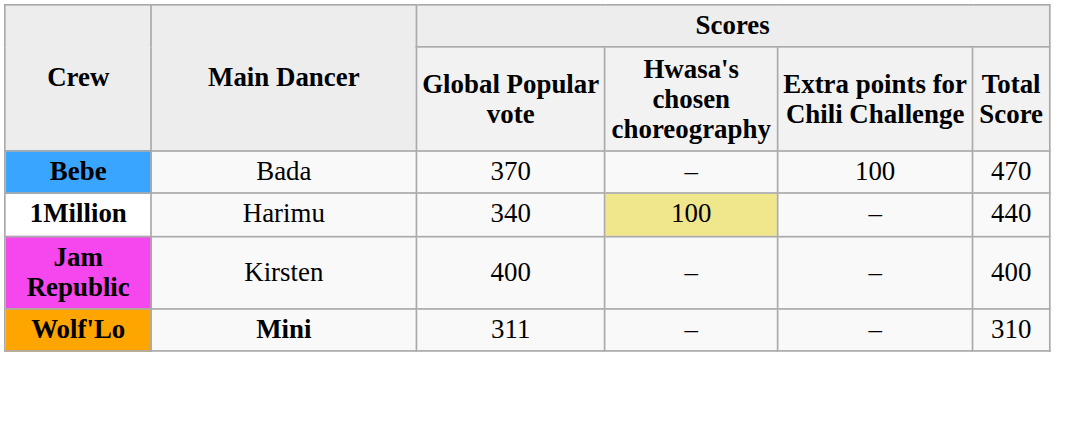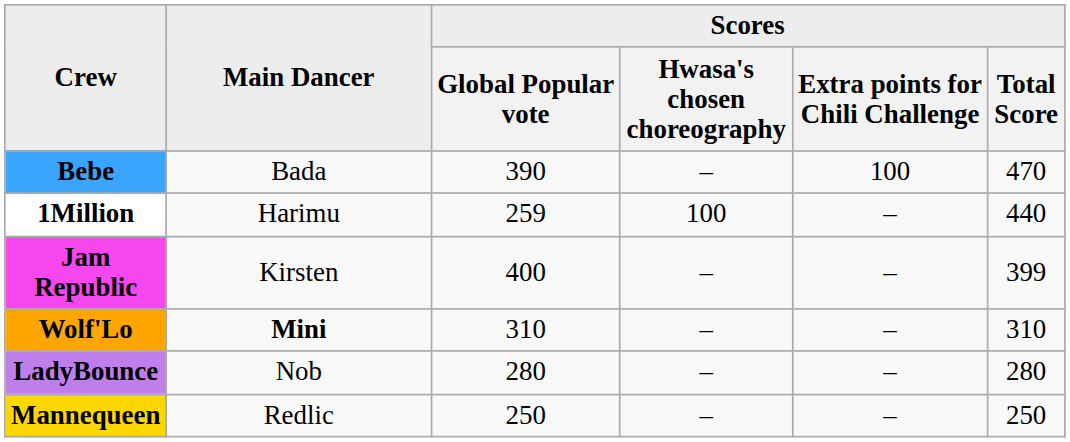(511, 171) 370 -> (526, 171) 390
(511, 214) 340 -> (526, 214) 259
(691, 214) khaki background -> (706, 214) no background
(1011, 271) 400 -> (1026, 271) 399
(511, 329) 311 -> (526, 329) 310
+ row: (86, 372)
+ row: (86, 414)
